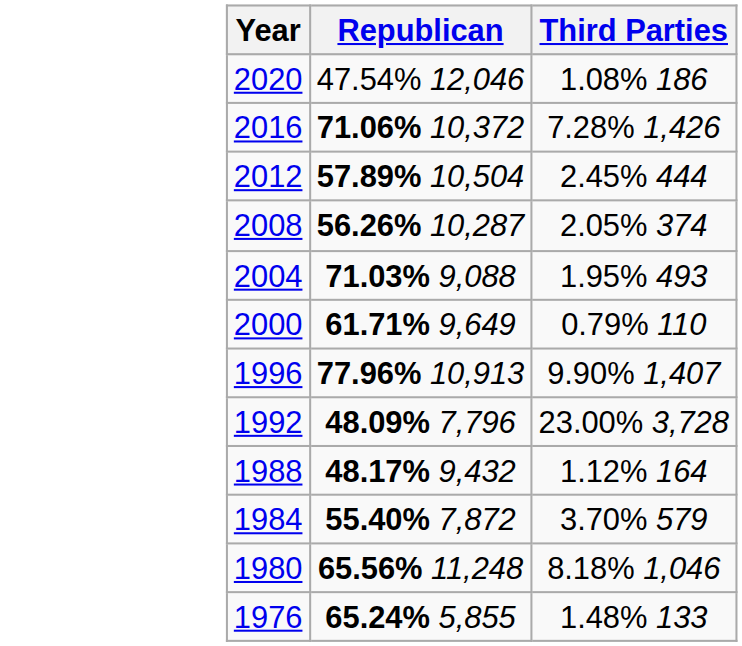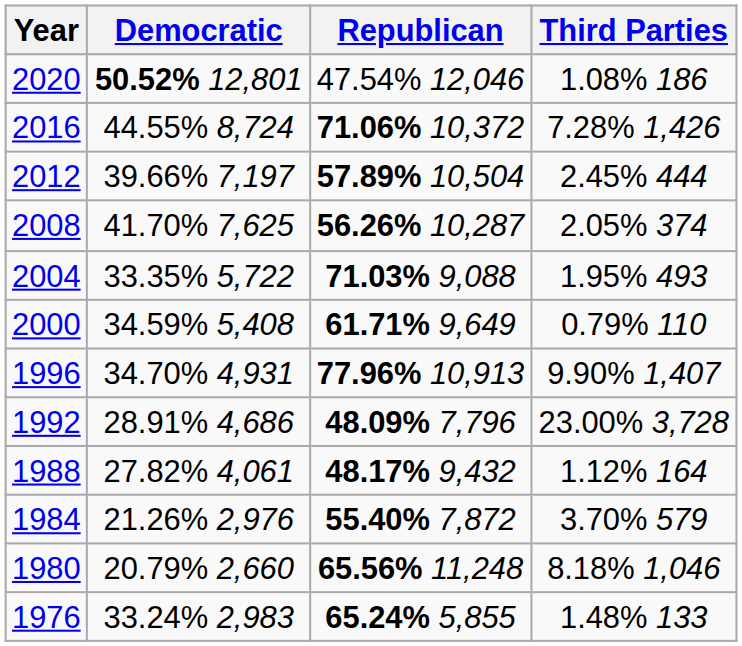+ column: (199, 30)
